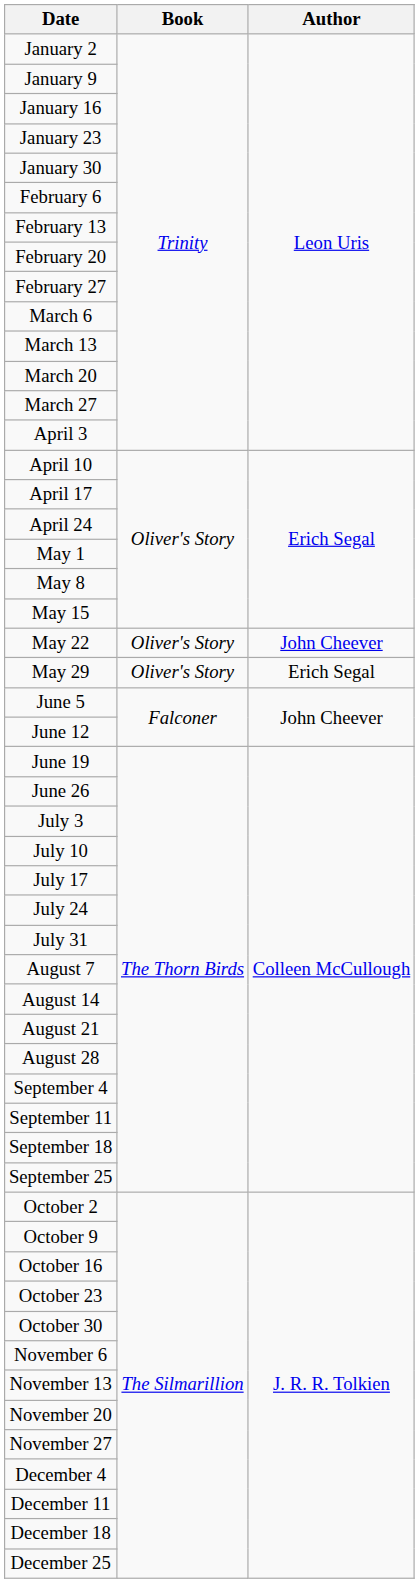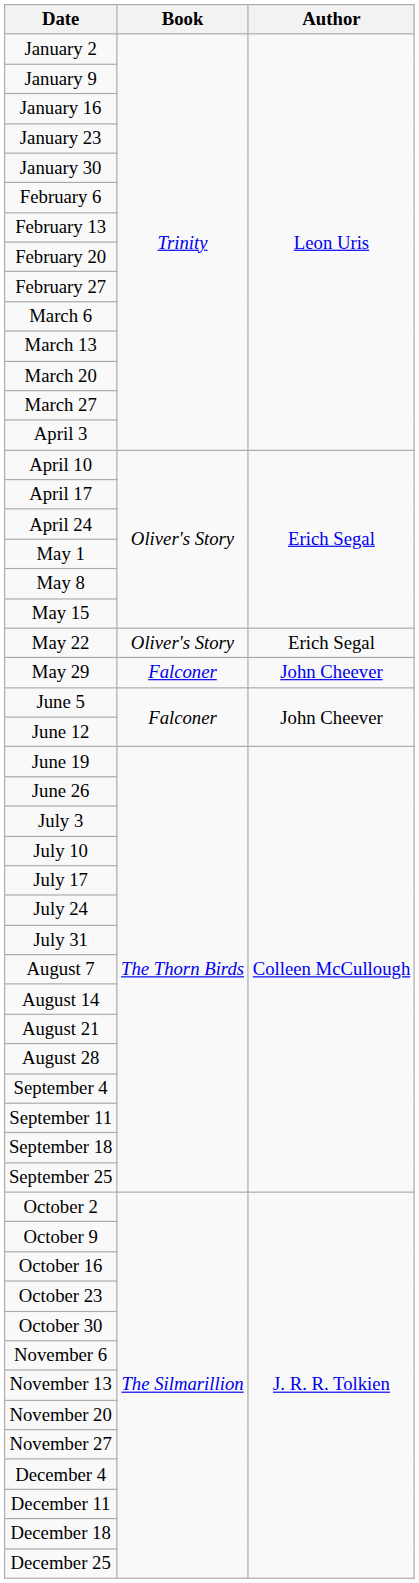(331, 642) John Cheever -> (331, 642) Erich Segal
(183, 672) Oliver's Story -> (183, 672) Falconer
(331, 672) Erich Segal -> (331, 672) John Cheever
